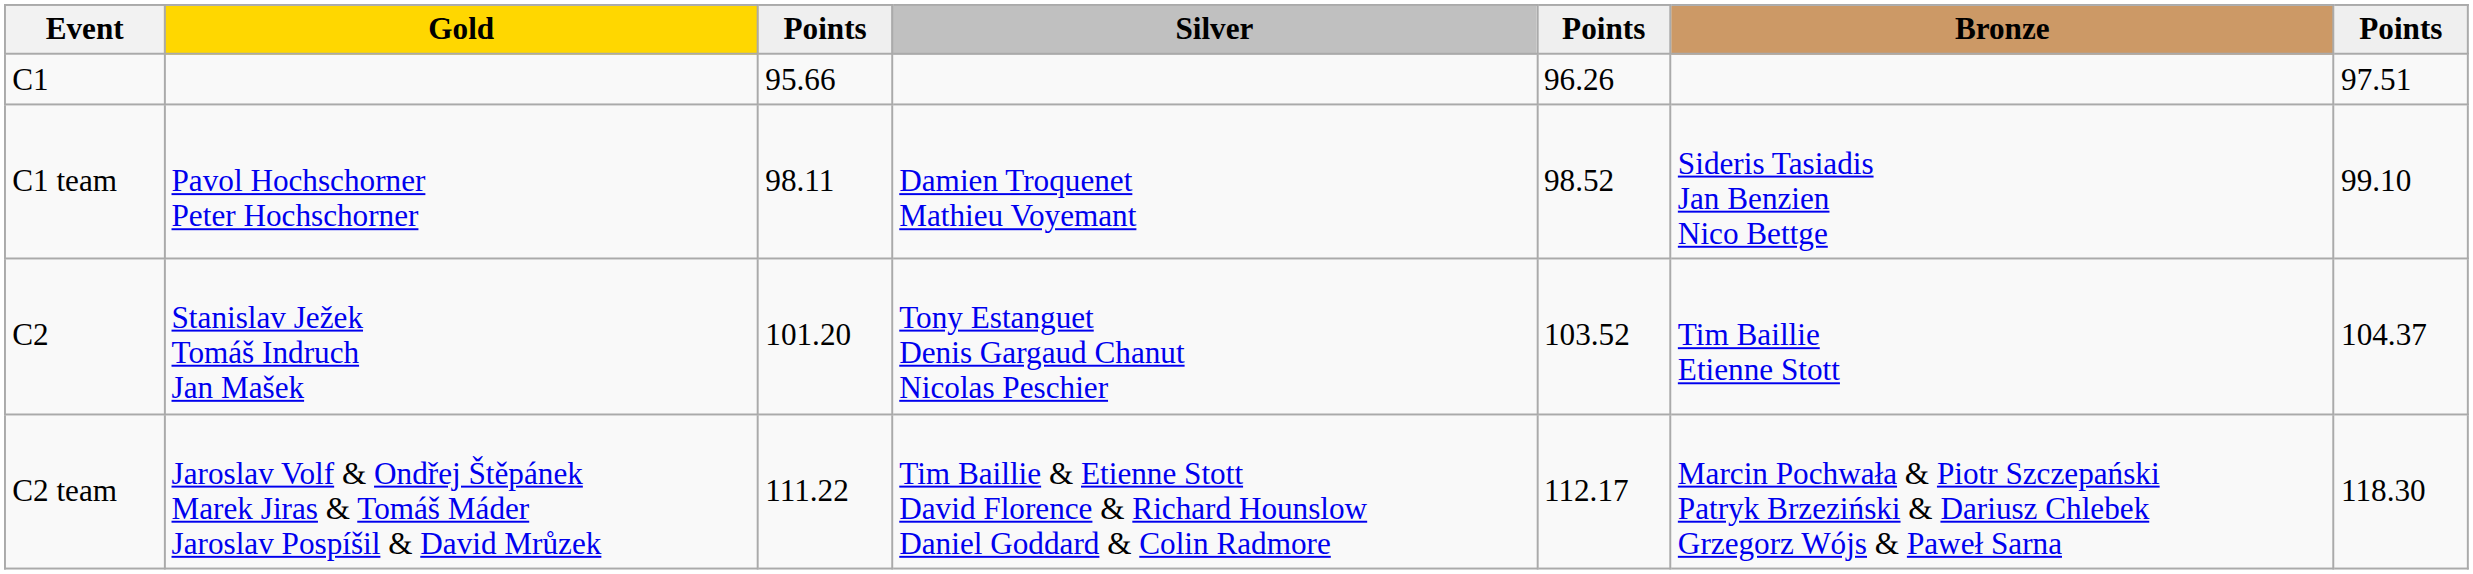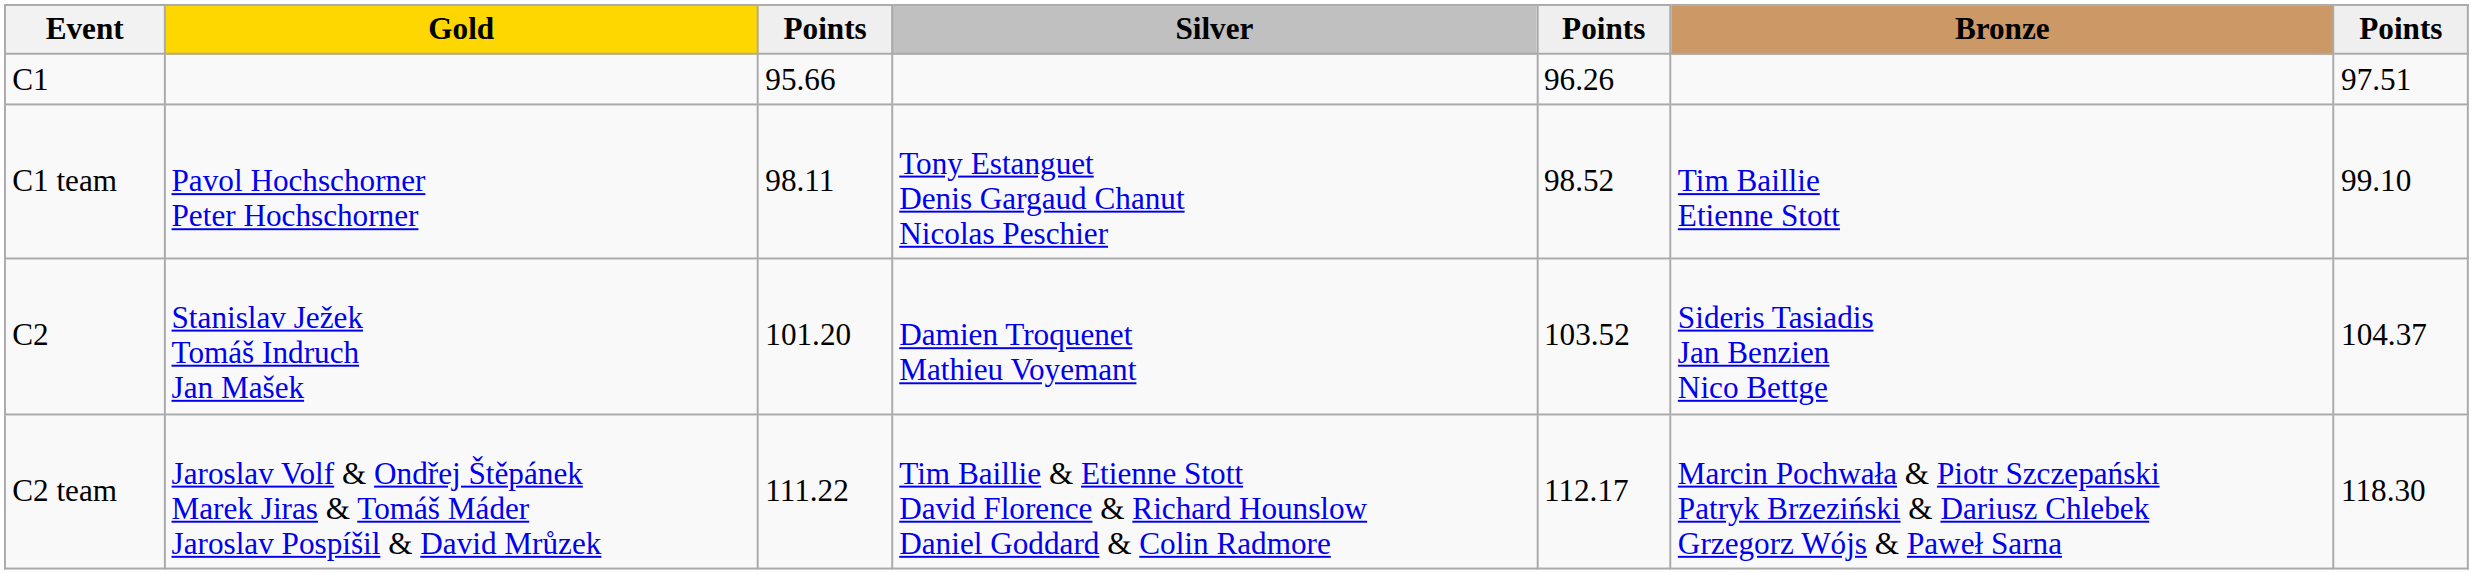(1018, 198) Damien Troquenet Mathieu Voyemant -> (1042, 198) Tony Estanguet Denis Gargaud Chanut Nicolas Peschier
(1776, 198) Sideris Tasiadis Jan Benzien Nico Bettge -> (1759, 198) Tim Baillie Etienne Stott
(1042, 353) Tony Estanguet Denis Gargaud Chanut Nicolas Peschier -> (1018, 353) Damien Troquenet Mathieu Voyemant
(1759, 353) Tim Baillie Etienne Stott -> (1776, 353) Sideris Tasiadis Jan Benzien Nico Bettge
